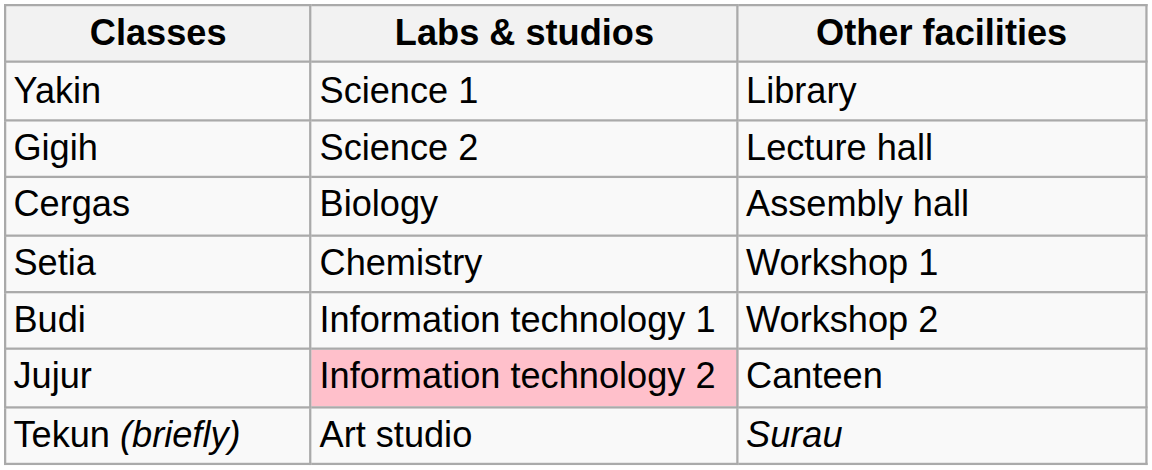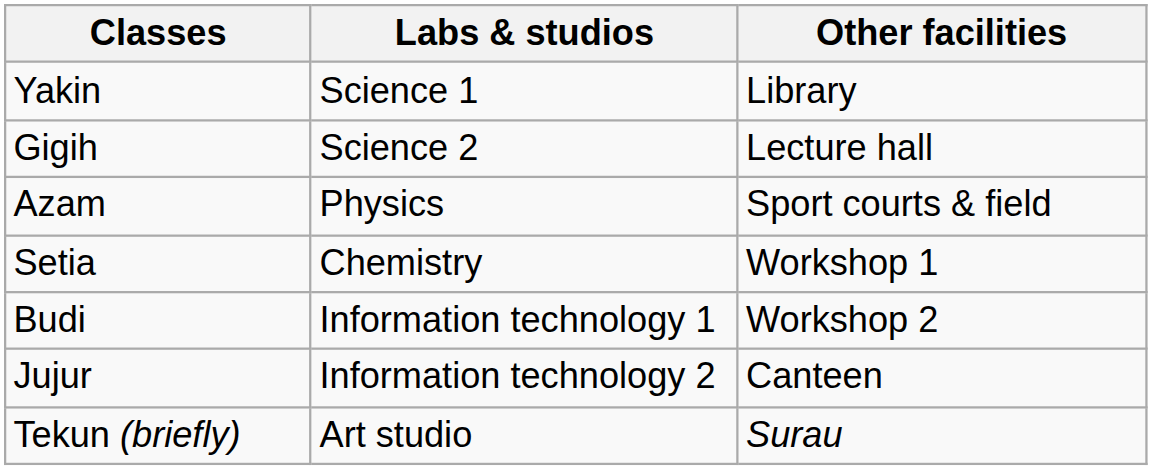- row: (72, 205)
+ row: (60, 205)
(518, 377) pink background -> (518, 377) no background
